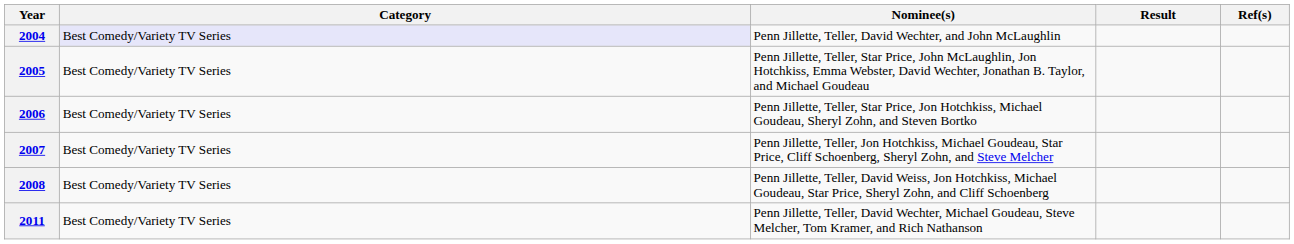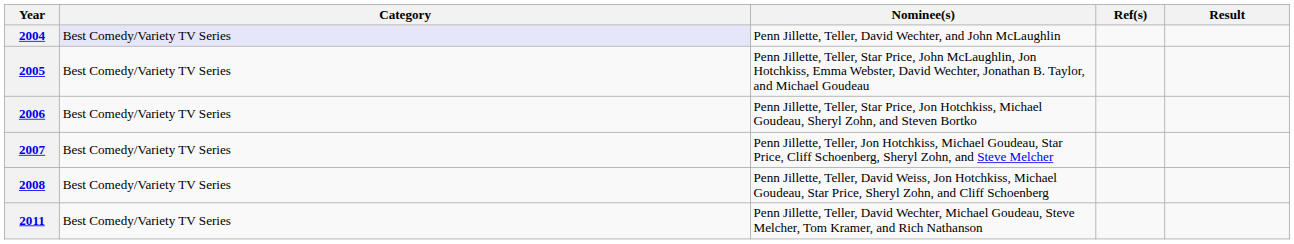columns swapped: (1158, 14) <-> (1255, 14)
